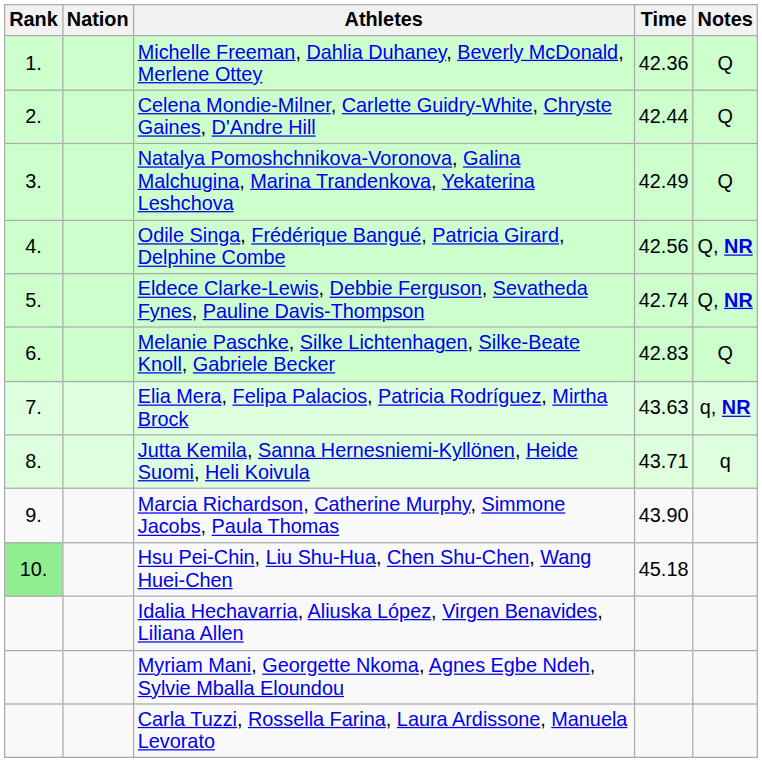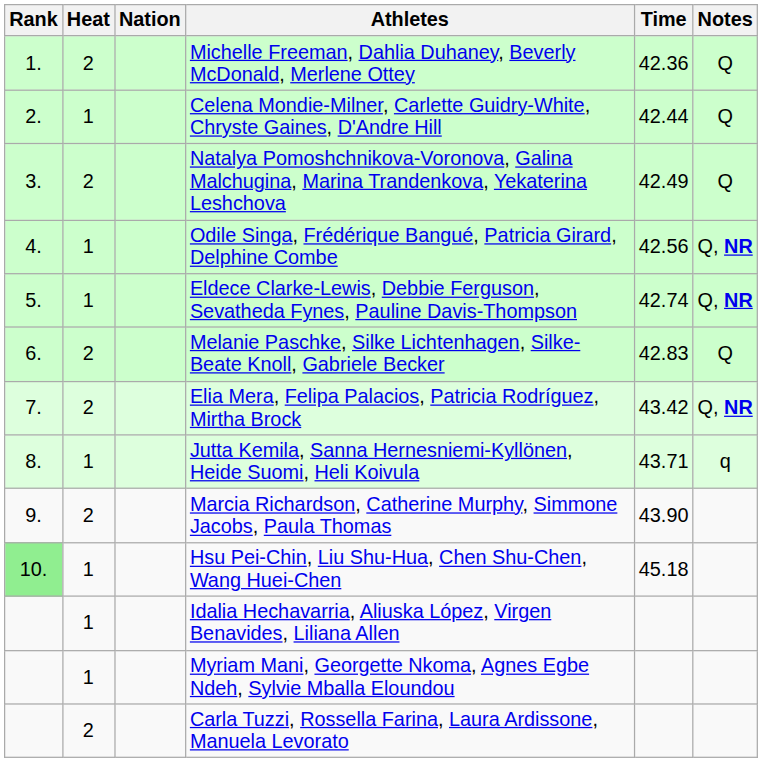+ column: (88, 20)
(664, 407) 43.63 -> (664, 407) 43.42
(725, 407) q, NR -> (725, 407) Q, NR
